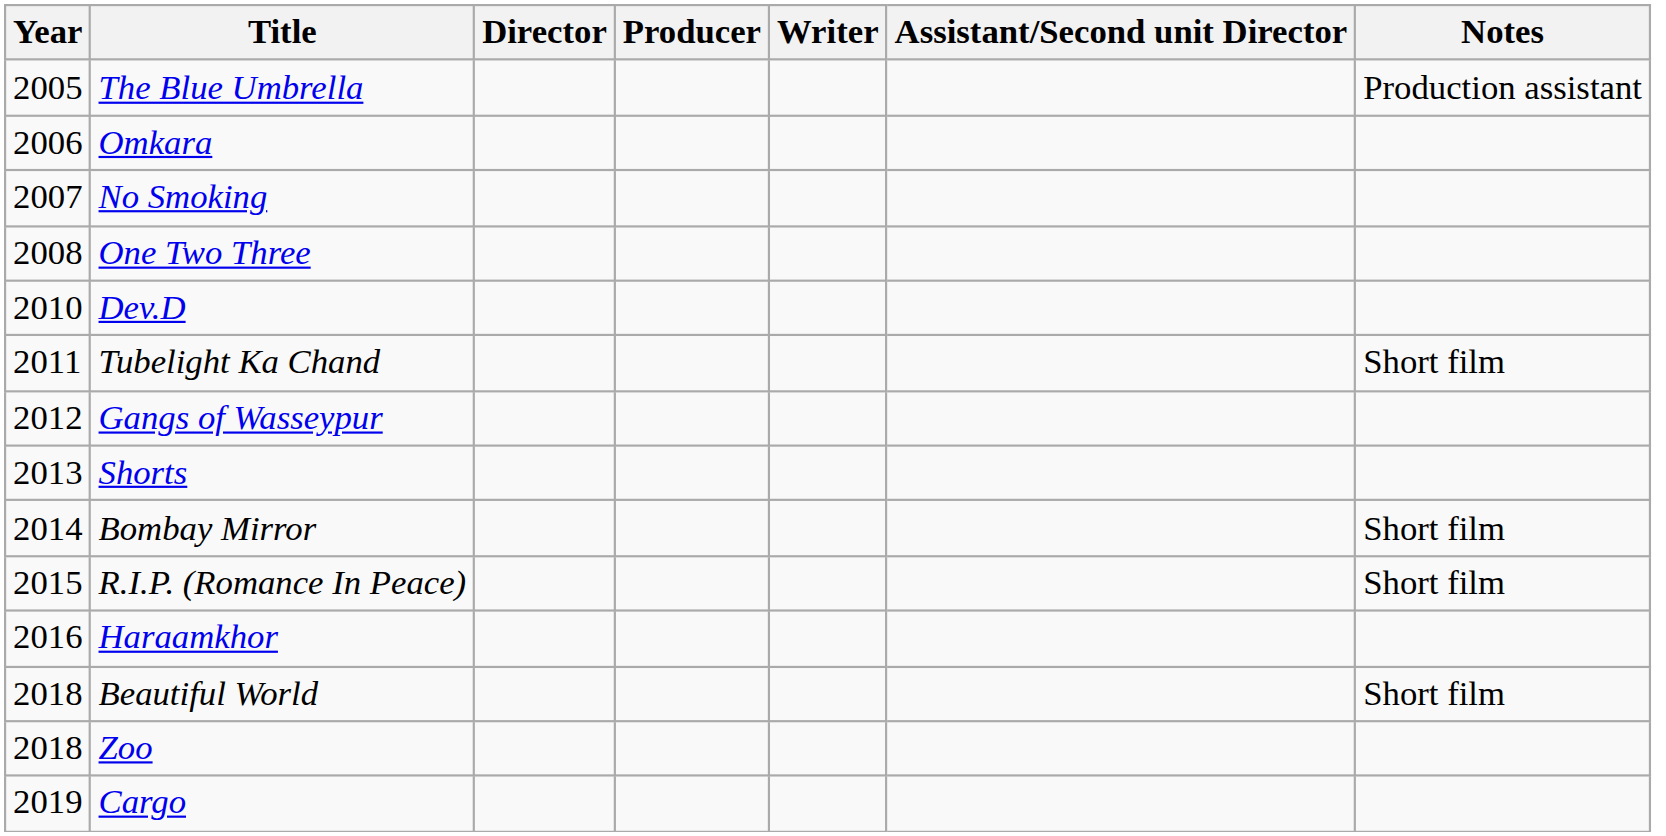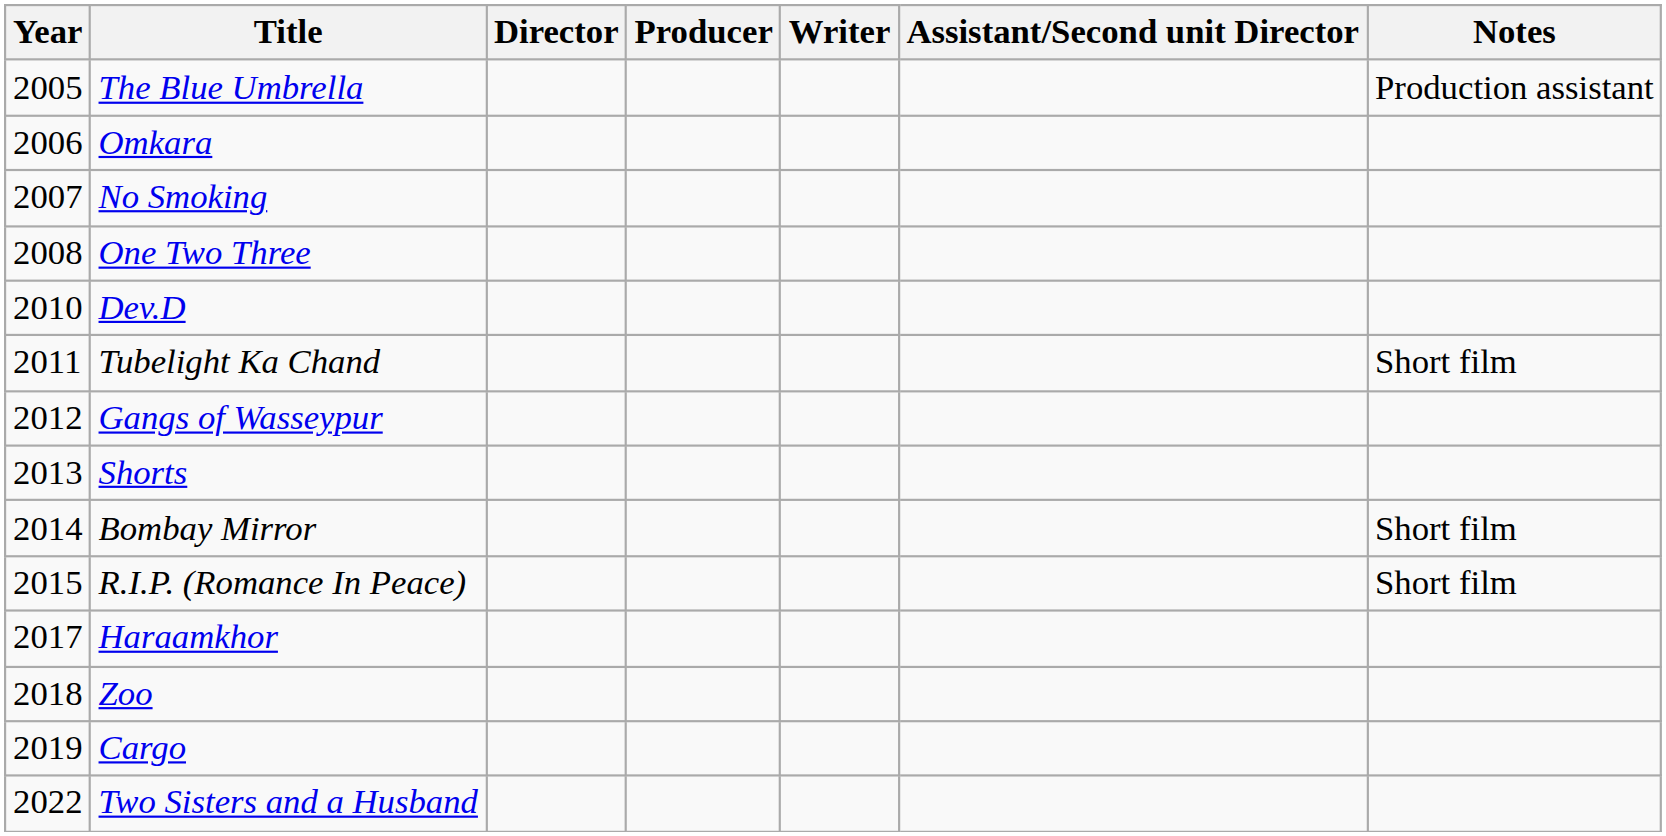(48, 637) 2016 -> (48, 637) 2017
- row: (208, 692)
+ row: (288, 802)
